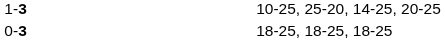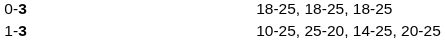rows swapped: (16, 30) <-> (16, 9)
